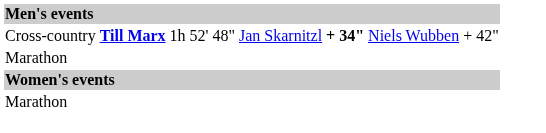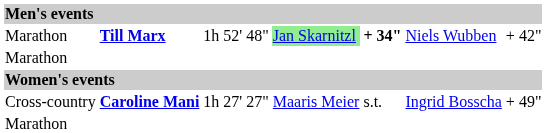(50, 36) Cross-country -> (36, 36) Marathon
(281, 36) no background -> (314, 36) lightgreen background
+ row: (150, 102)
